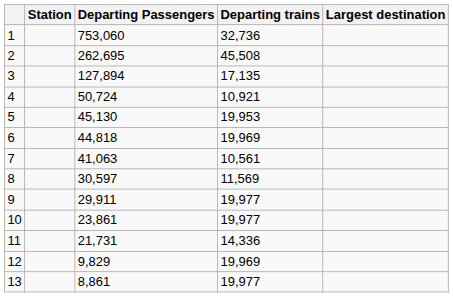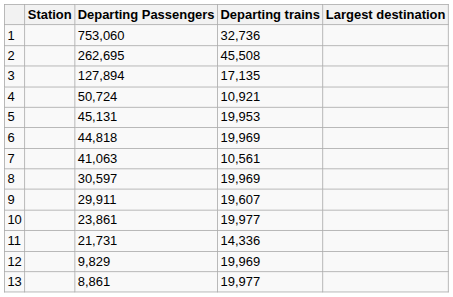(97, 117) 45,130 -> (97, 117) 45,131
(240, 179) 11,569 -> (240, 179) 19,969
(240, 199) 19,977 -> (240, 199) 19,607
